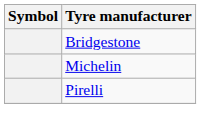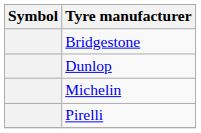+ row: (89, 66)
